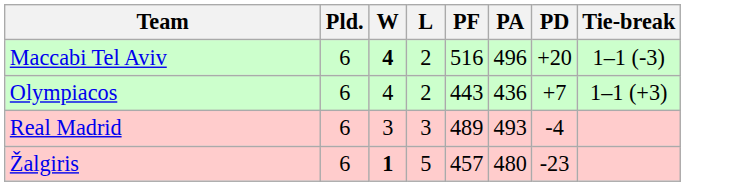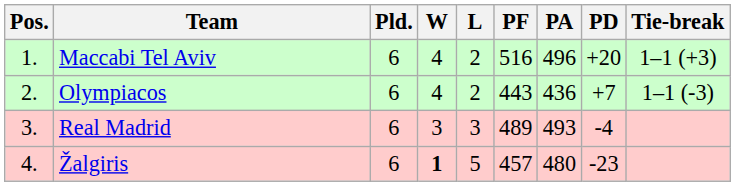+ column: (29, 22)
(388, 57) bold -> (437, 57) normal
(629, 57) 1–1 (-3) -> (678, 57) 1–1 (+3)
(629, 92) 1–1 (+3) -> (678, 92) 1–1 (-3)
